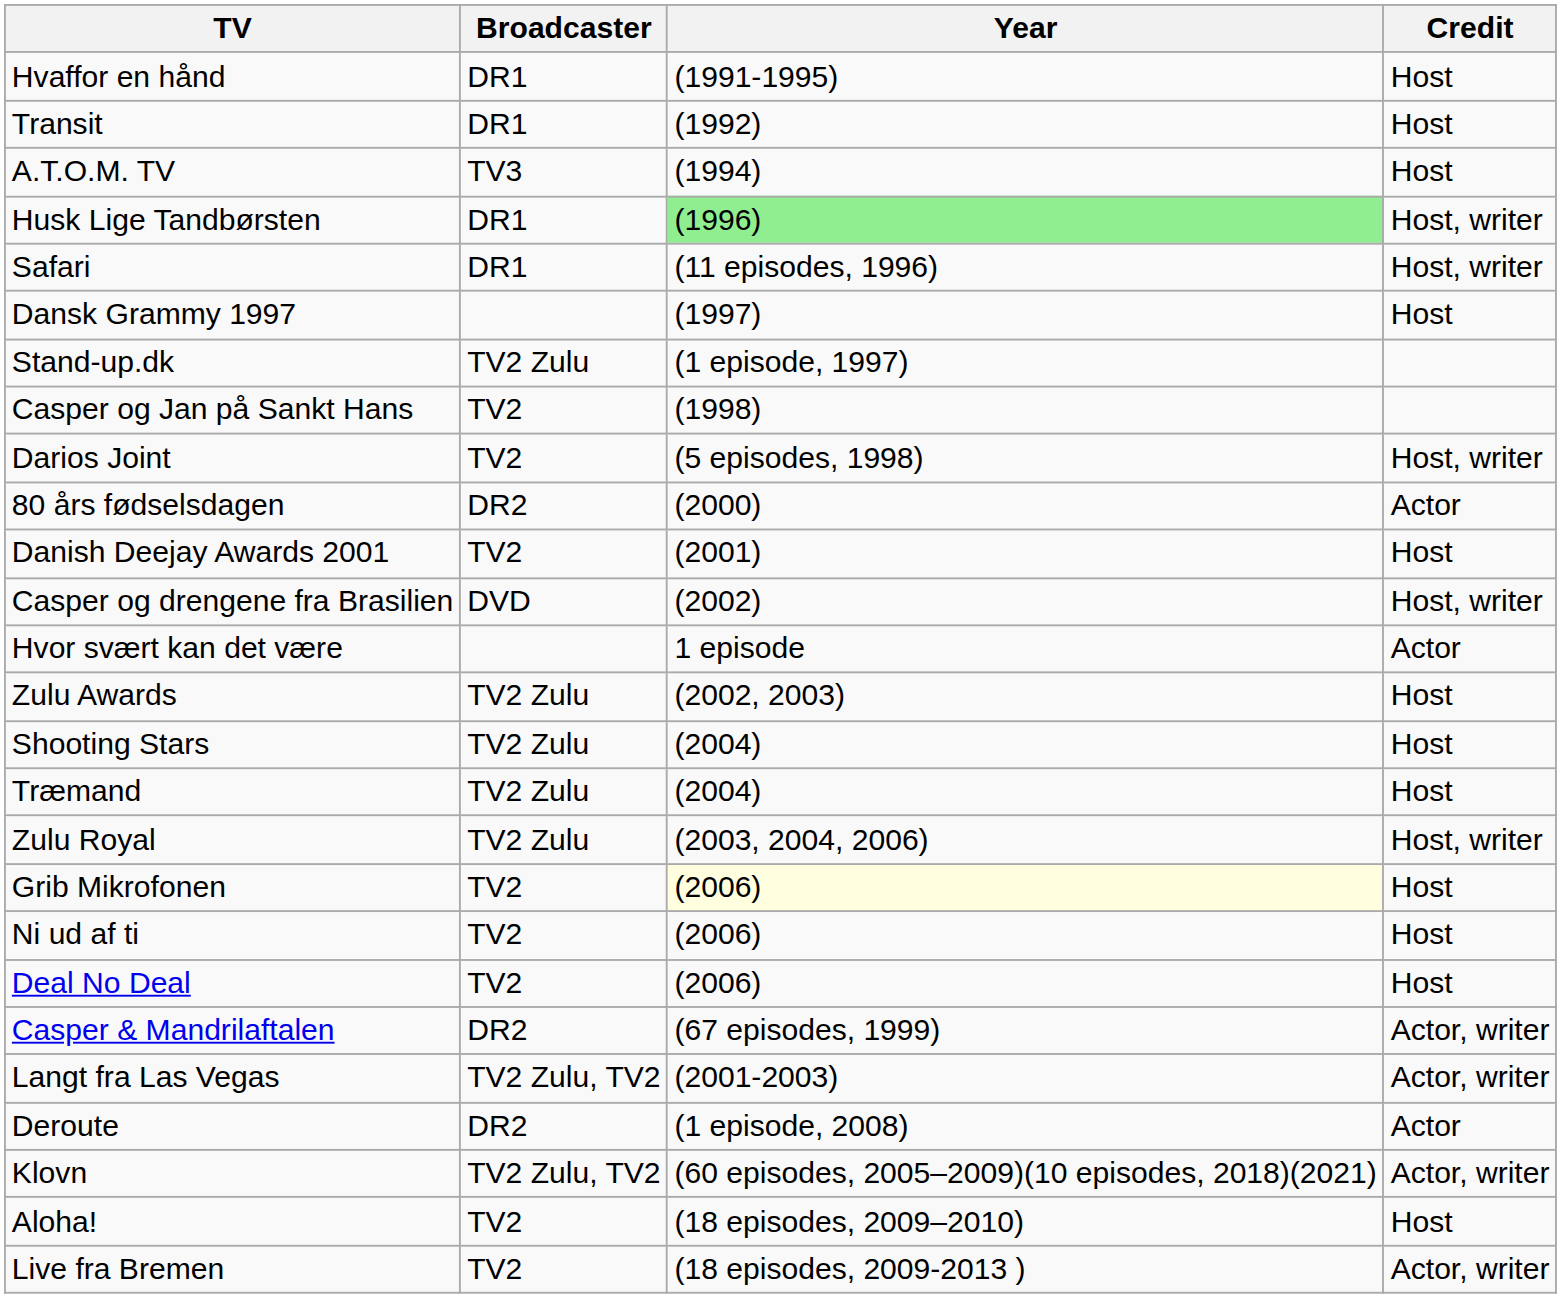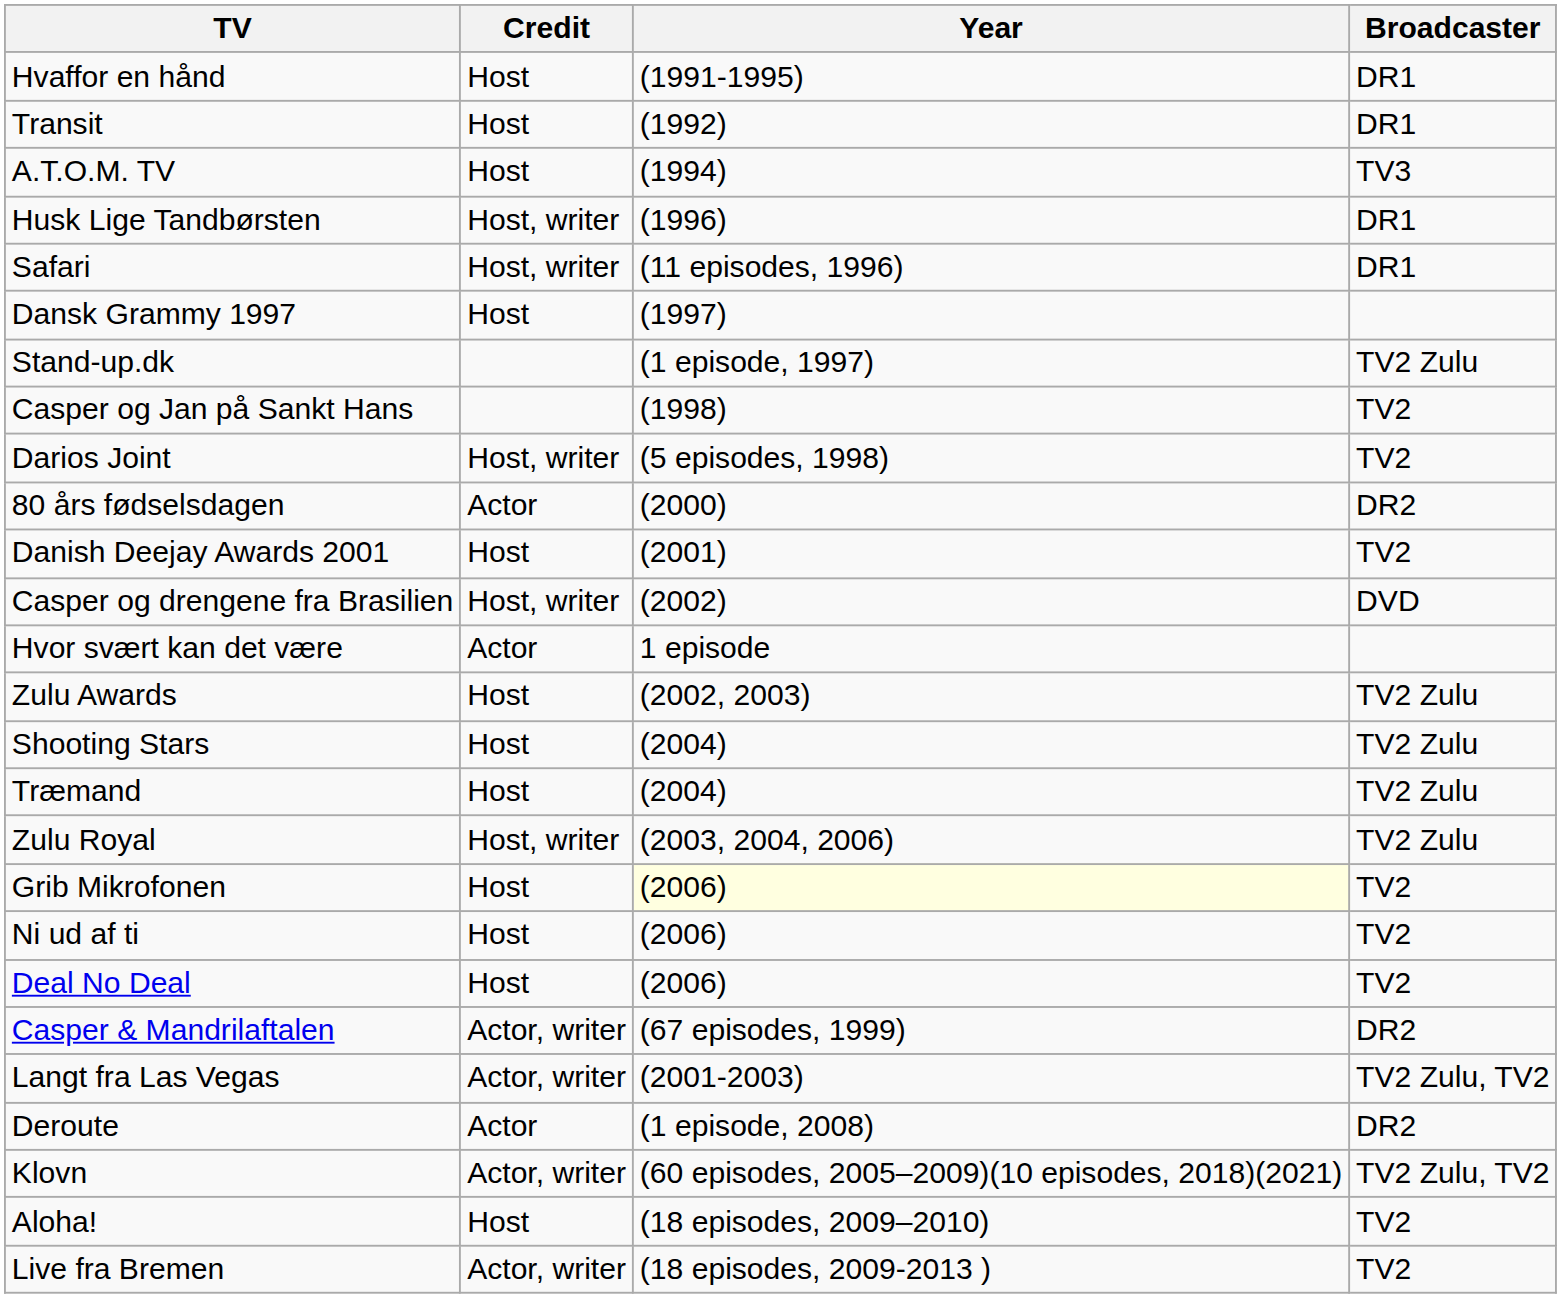columns swapped: (564, 28) <-> (1470, 28)
(718, 219) lightgreen background -> (683, 219) no background
